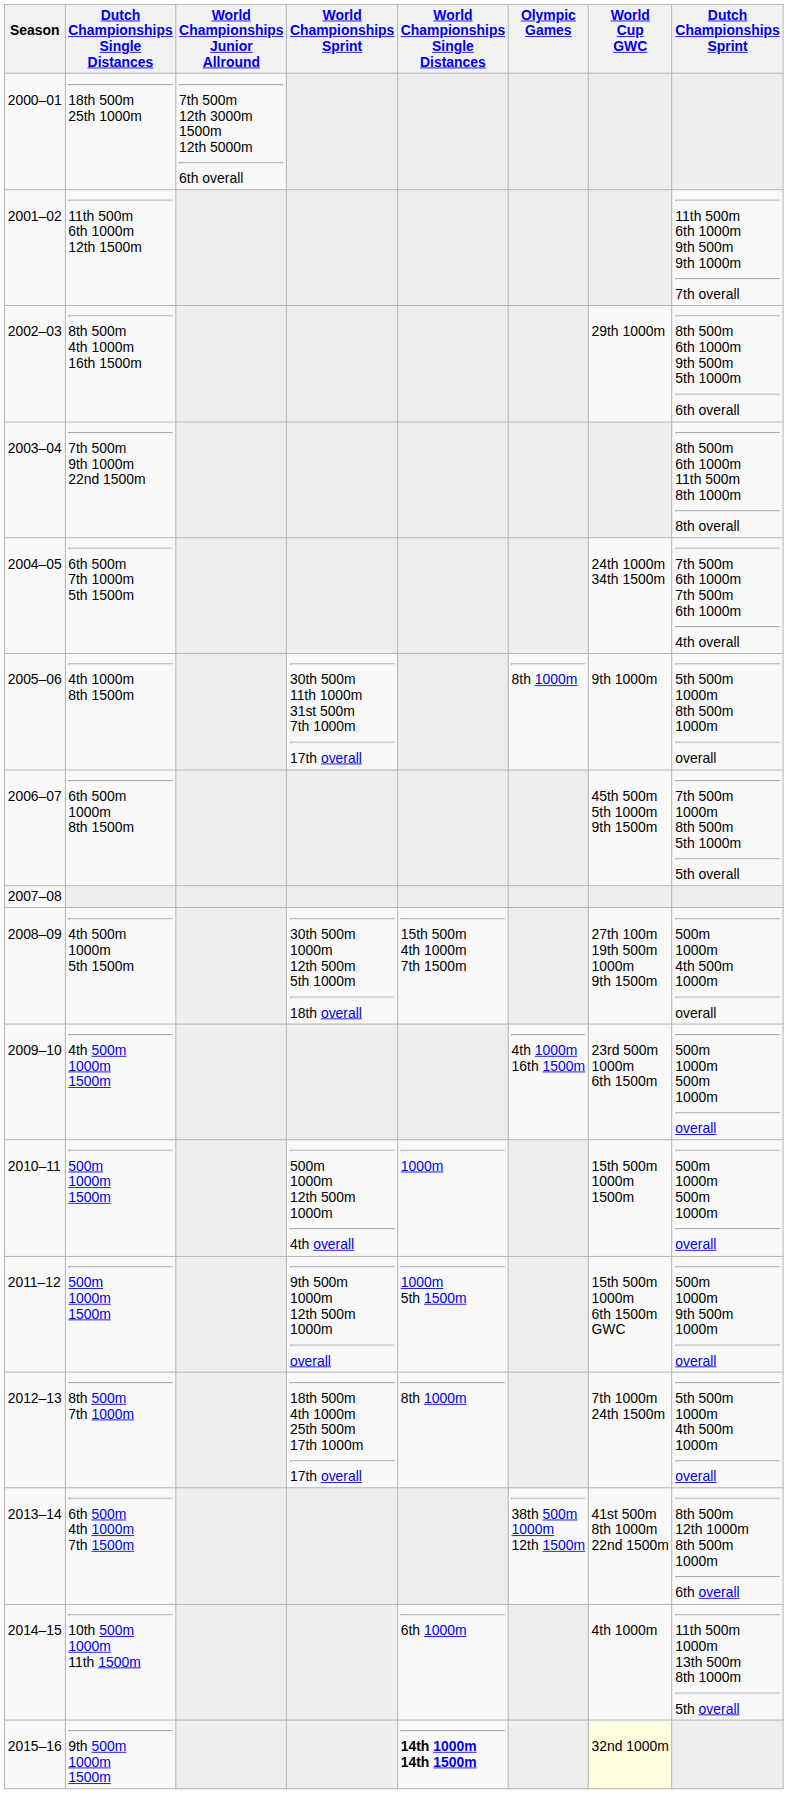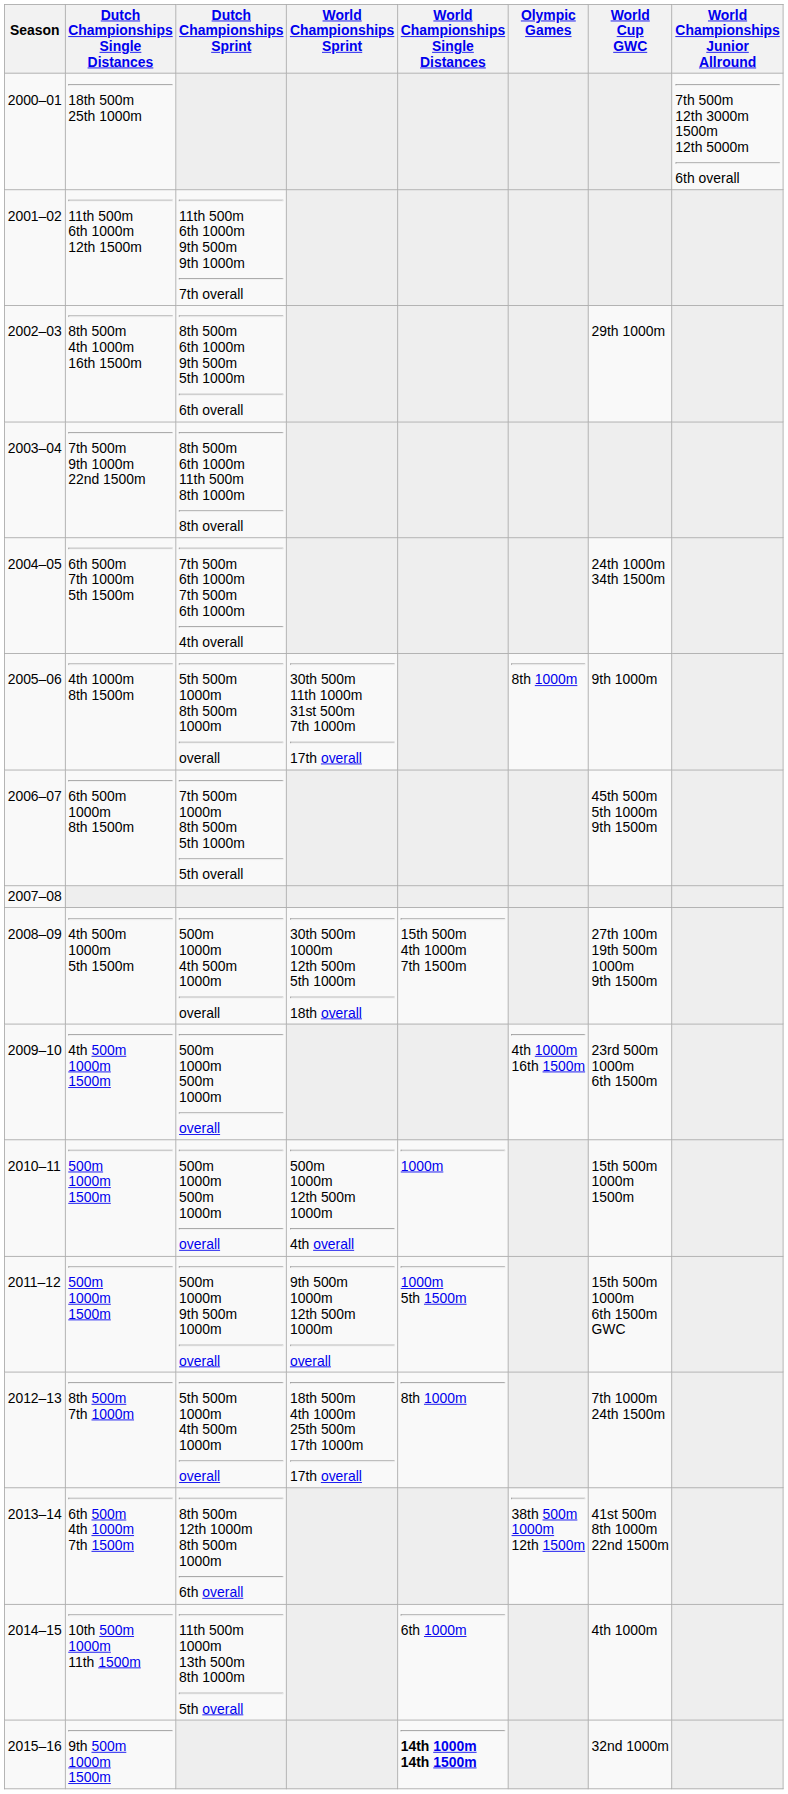columns swapped: (728, 31) <-> (231, 39)
(630, 1746) lightyellow background -> (630, 1746) no background
